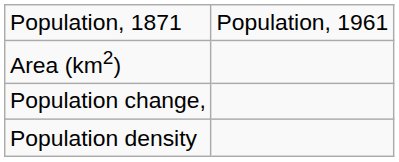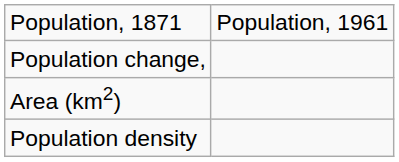rows swapped: (108, 101) <-> (66, 62)
